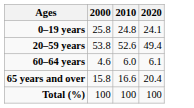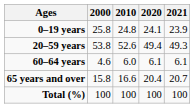+ column: (177, 12)
